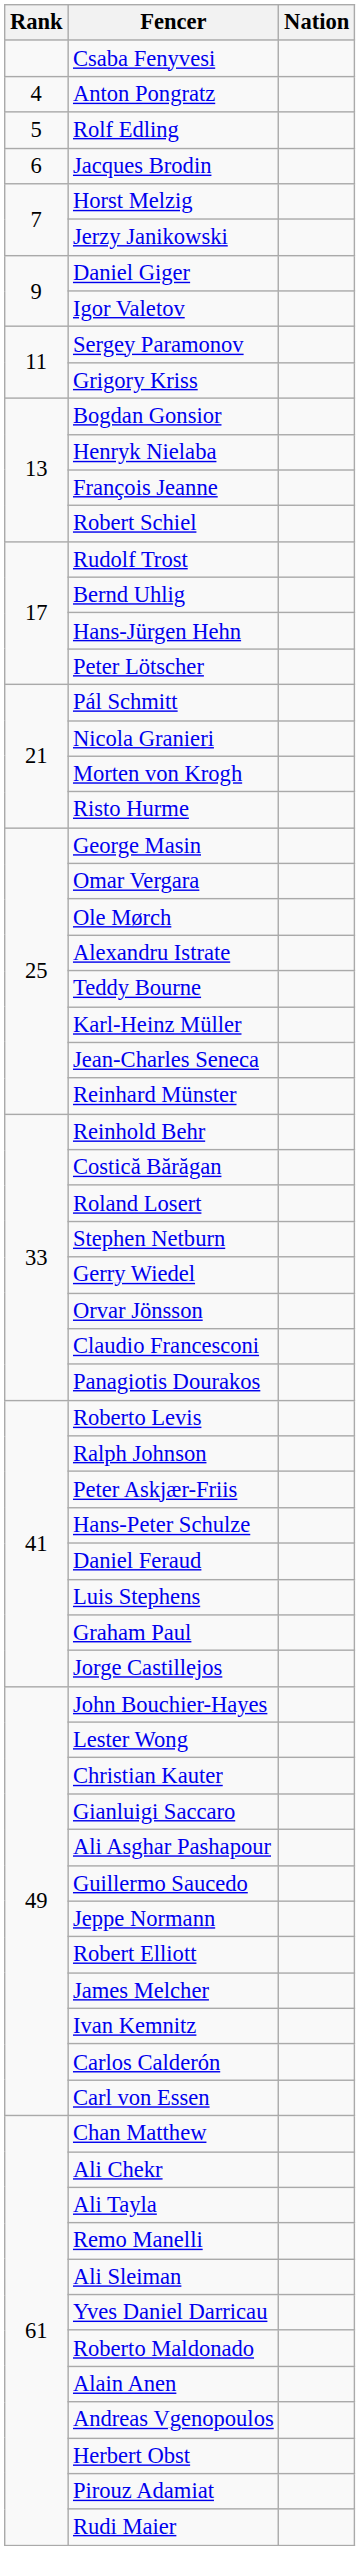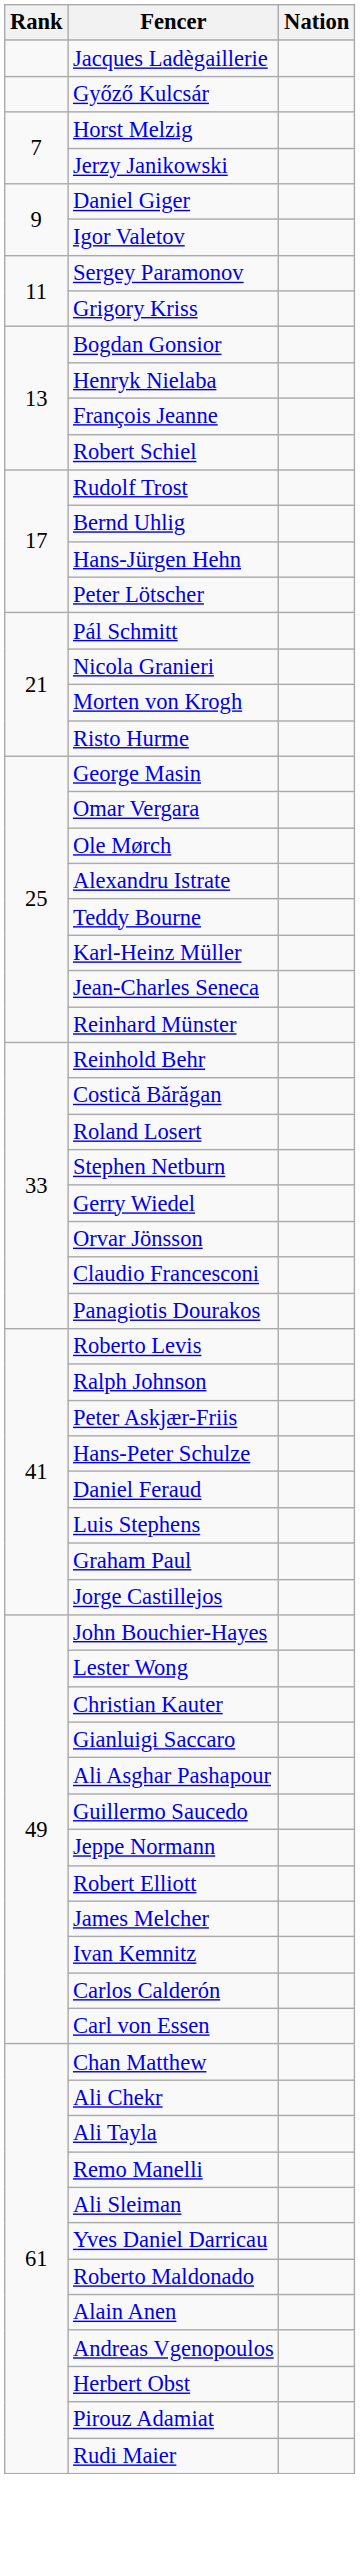- row: (144, 58)
+ row: (170, 58)
+ row: (141, 93)
- row: (144, 93)
- row: (126, 129)
- row: (142, 165)
